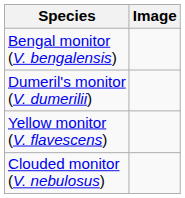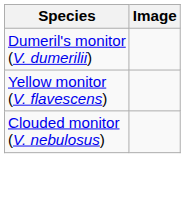- row: (62, 49)
